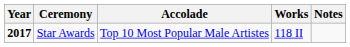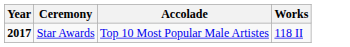- column: (328, 14)
